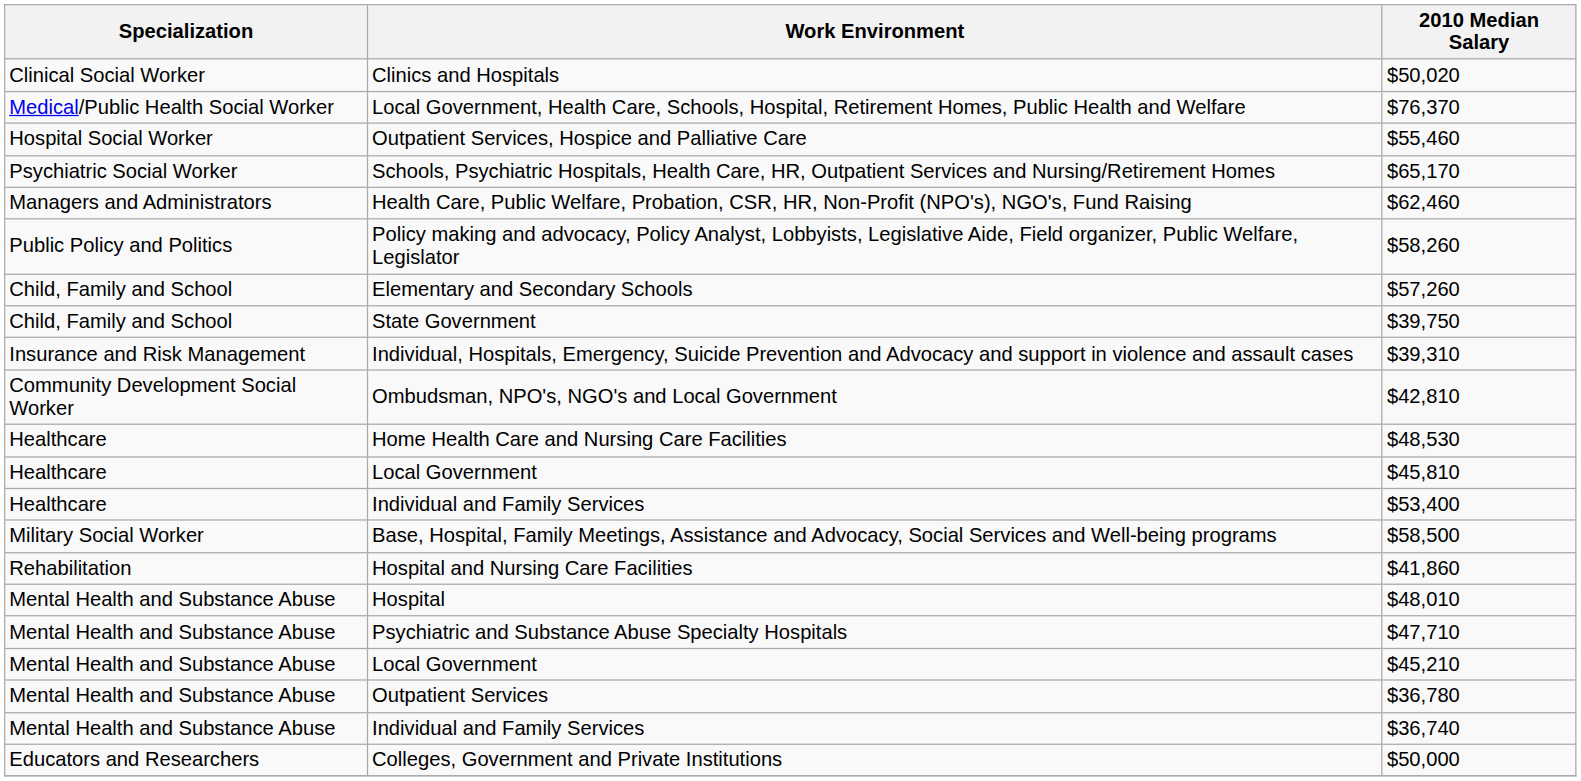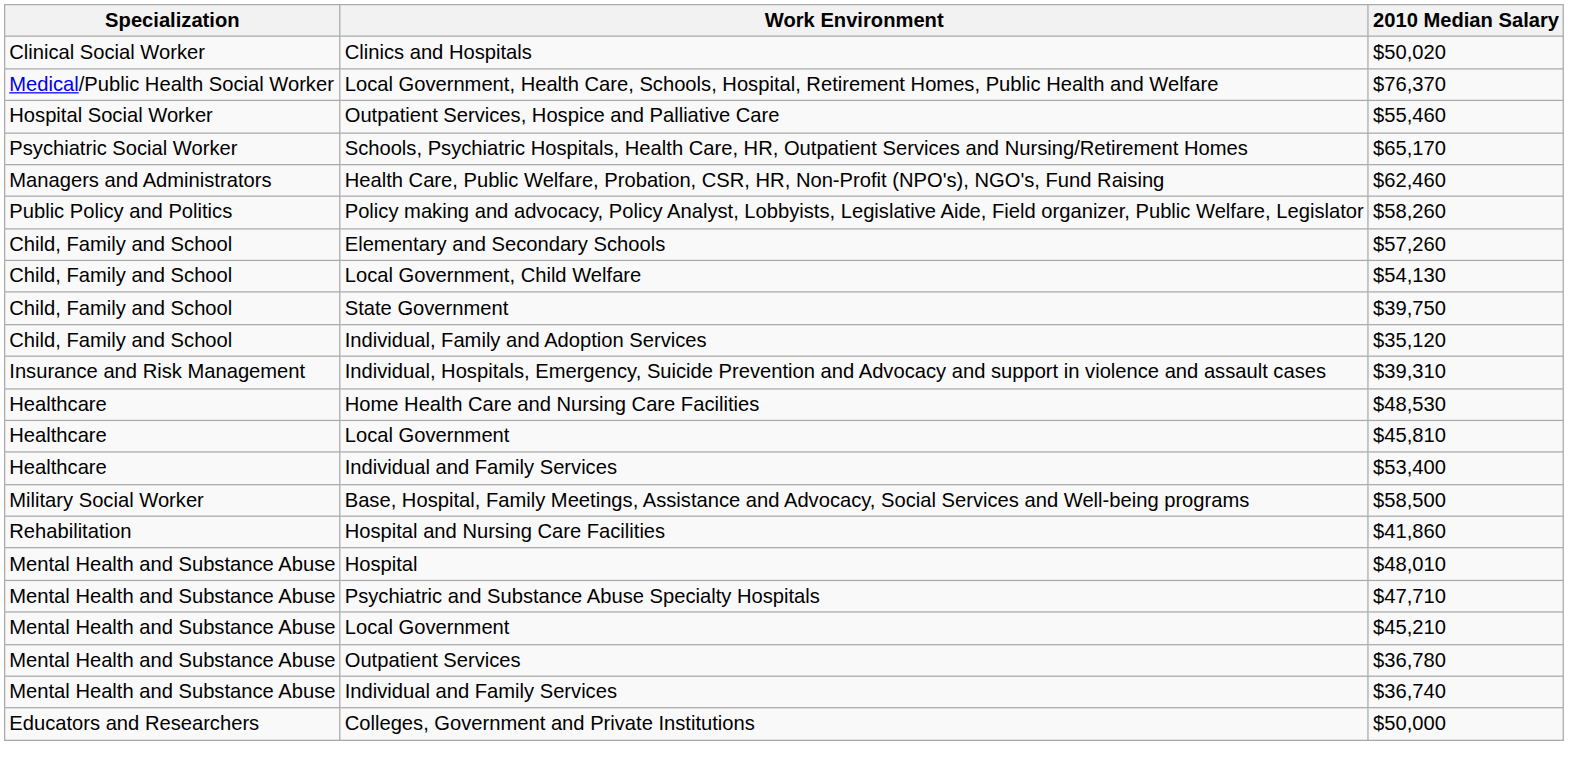+ row: (493, 276)
+ row: (526, 340)
- row: (604, 396)
